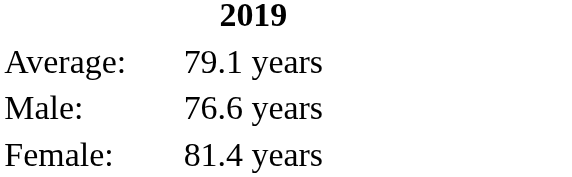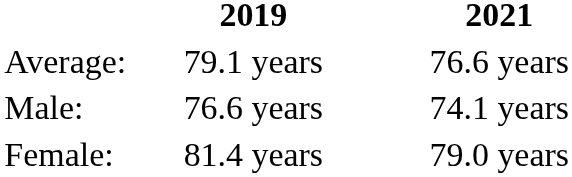+ column: (499, 14)
